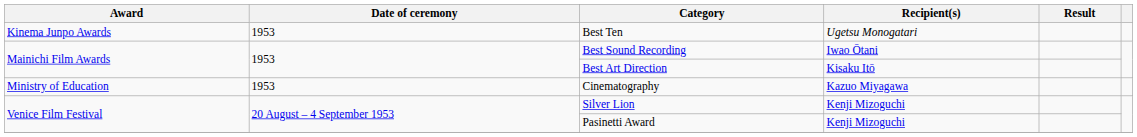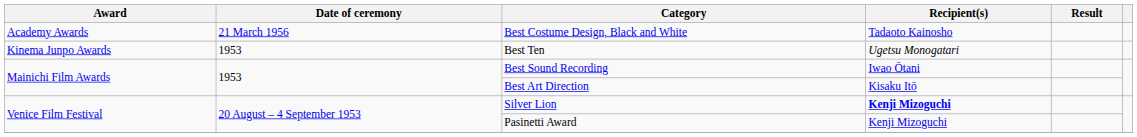+ row: (596, 31)
- row: (621, 86)
(866, 104) normal -> (910, 104) bold
